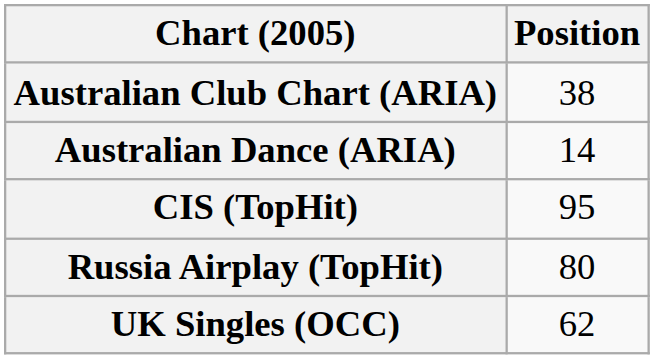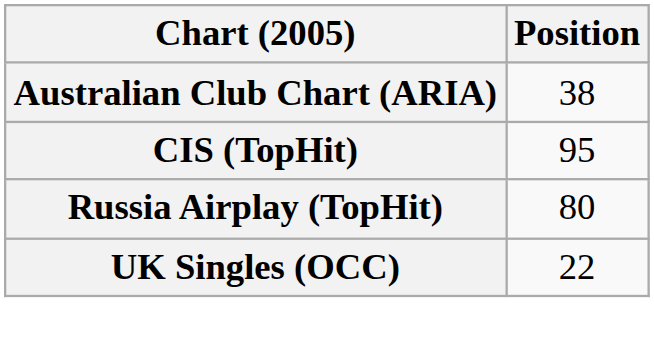- row: (255, 149)
(577, 324) 62 -> (577, 265) 22
